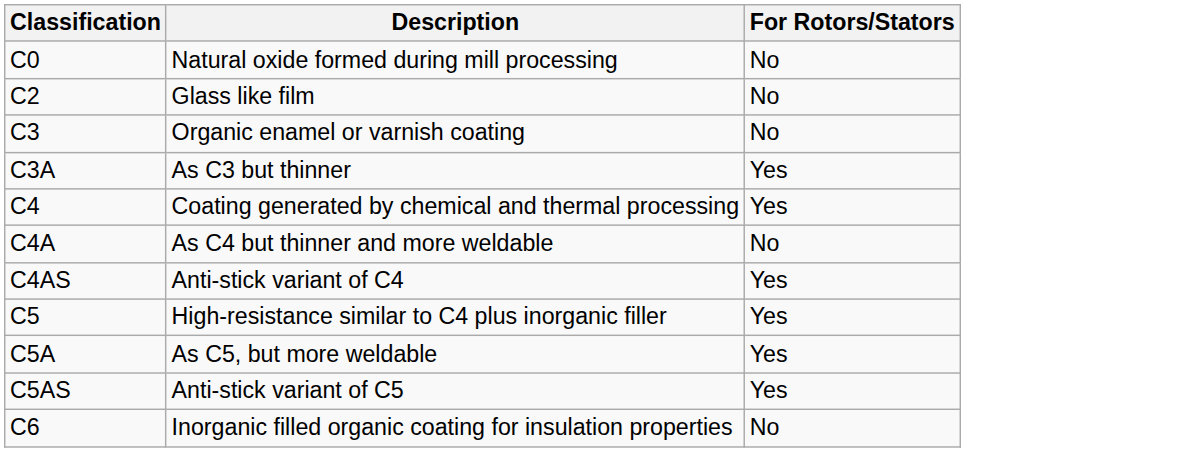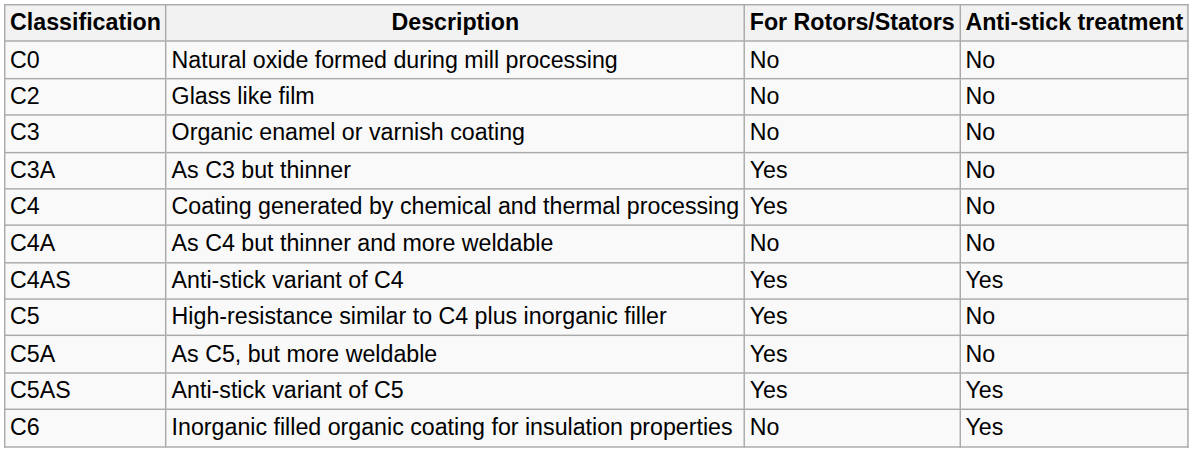+ column: (1074, 22)
